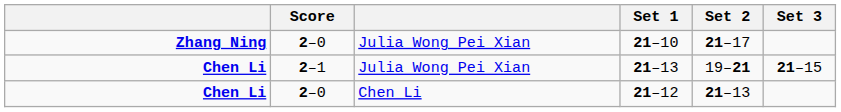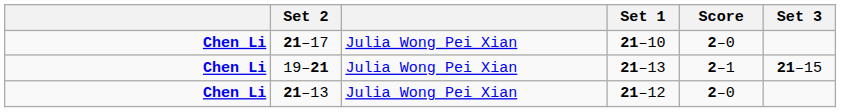columns swapped: (312, 17) <-> (728, 17)
(221, 42) Zhang Ning -> (235, 42) Chen Li
(390, 93) Chen Li -> (431, 93) Julia Wong Pei Xian
